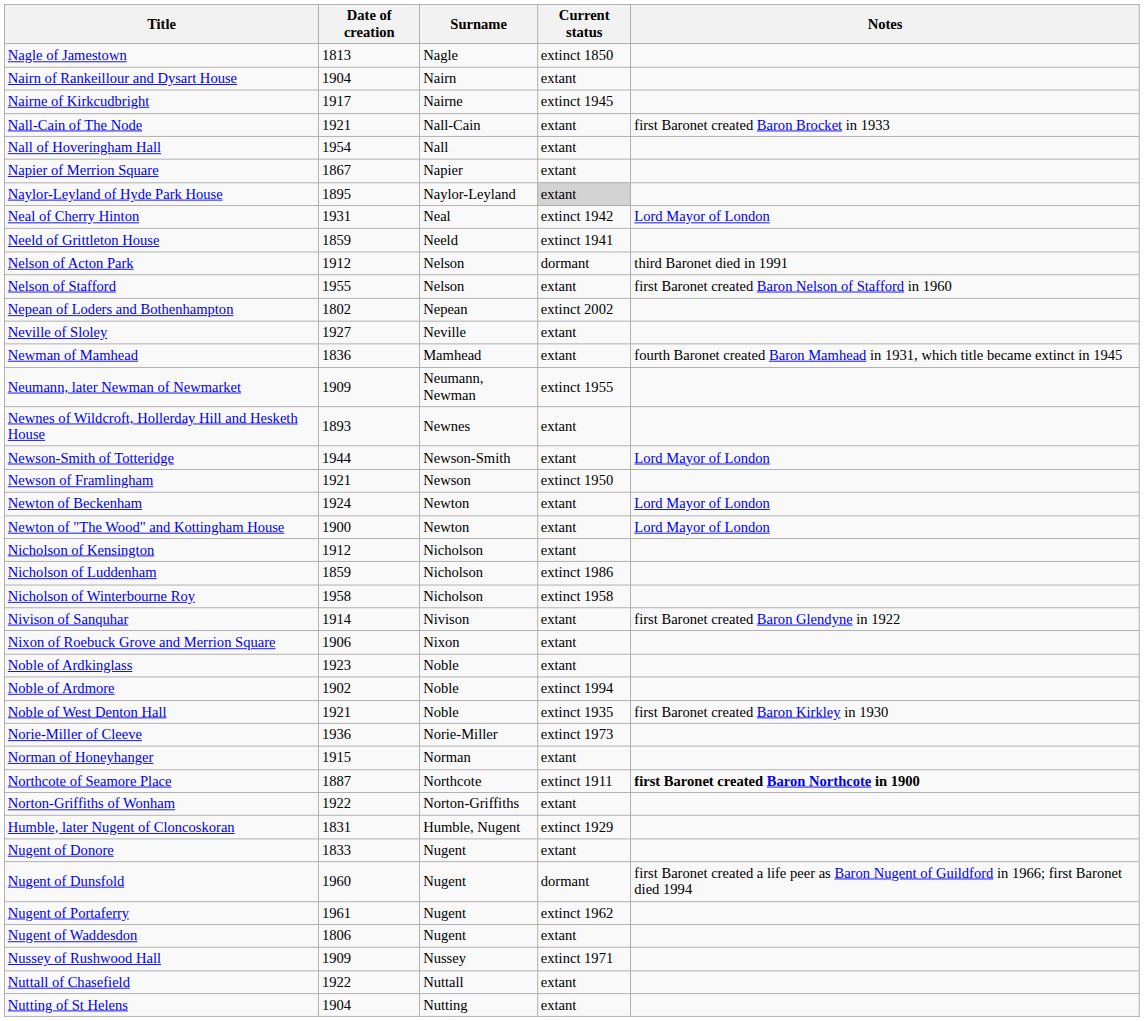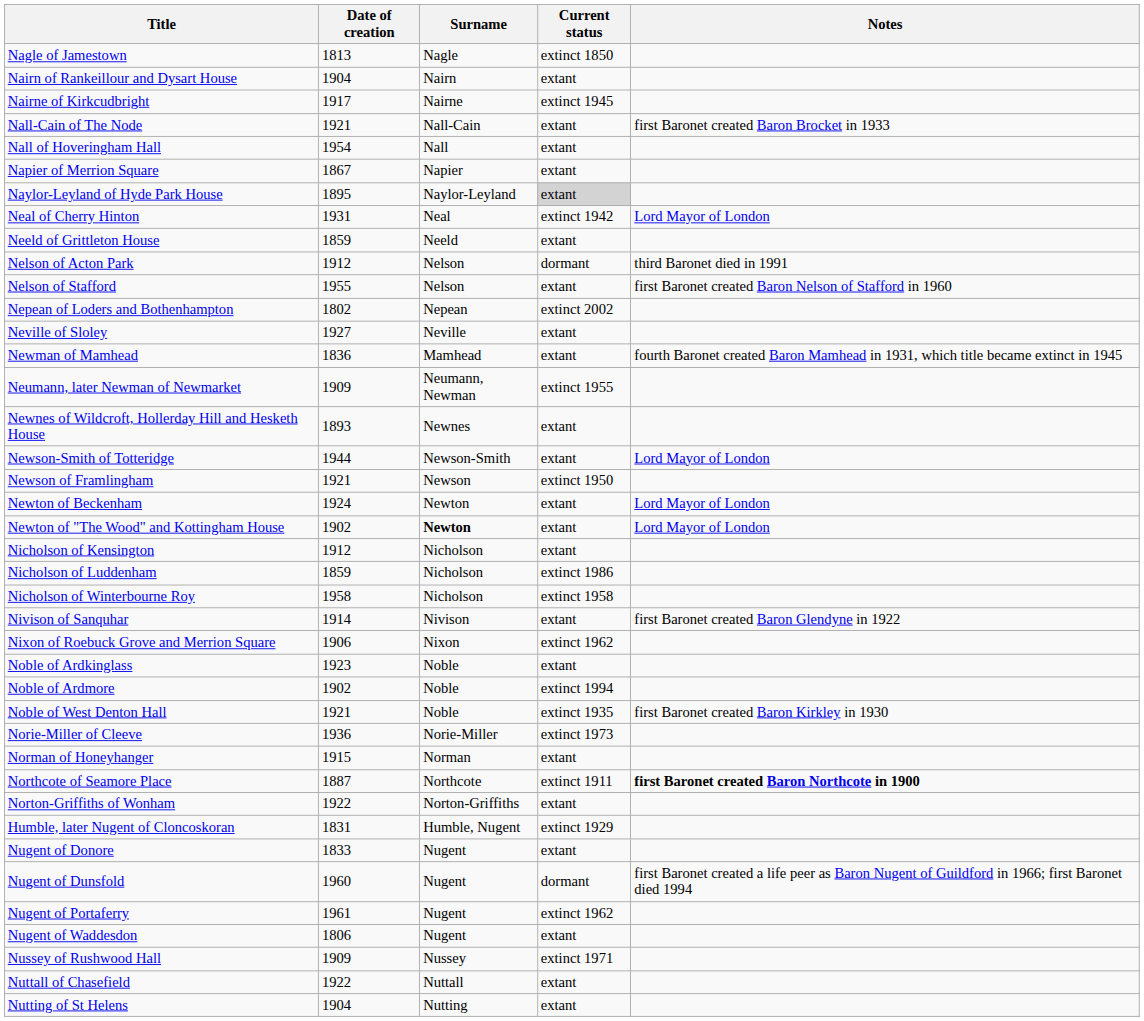(577, 240) extinct 1941 -> (559, 240) extant
(337, 527) 1900 -> (337, 527) 1902
(446, 527) normal -> (447, 527) bold
(559, 642) extant -> (577, 642) extinct 1962
